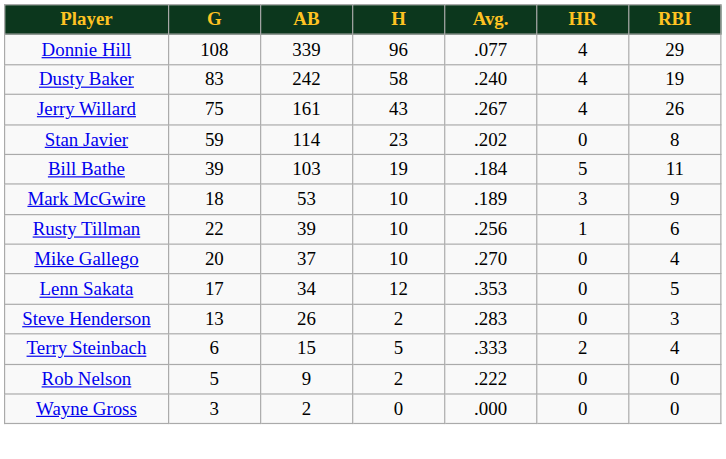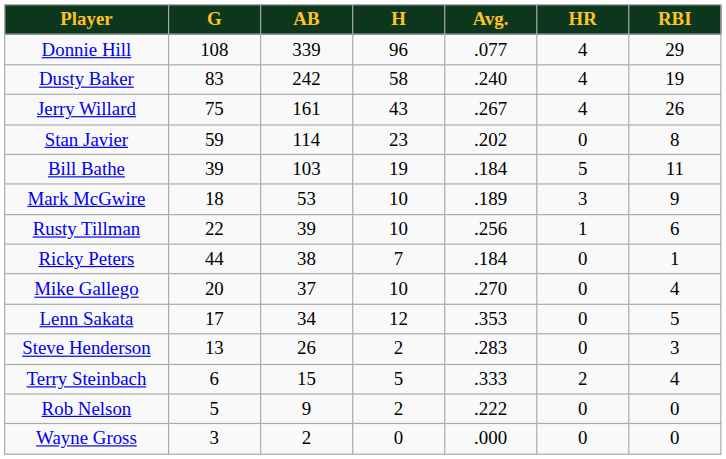+ row: (86, 259)
